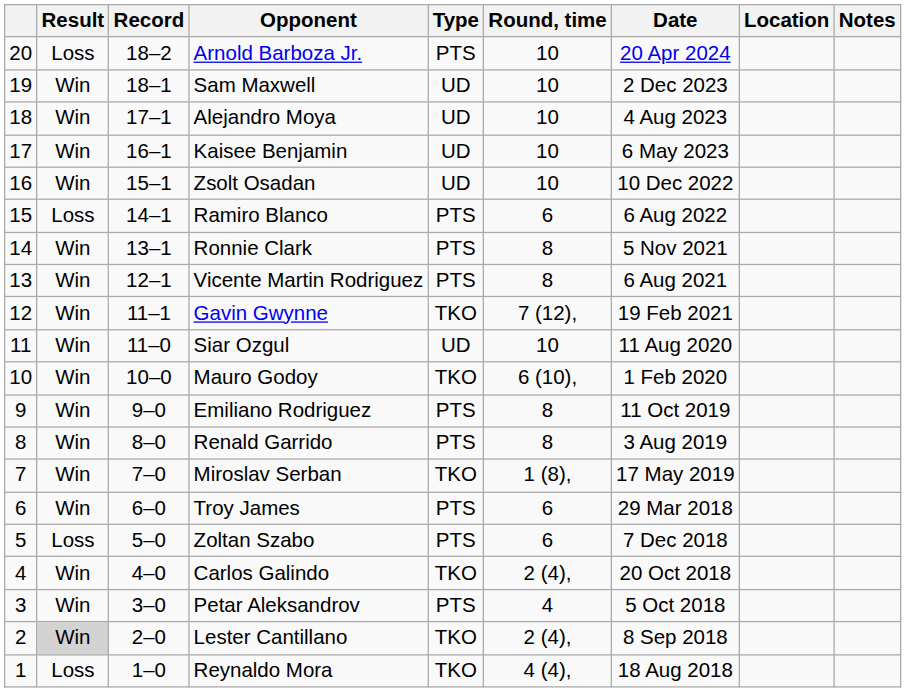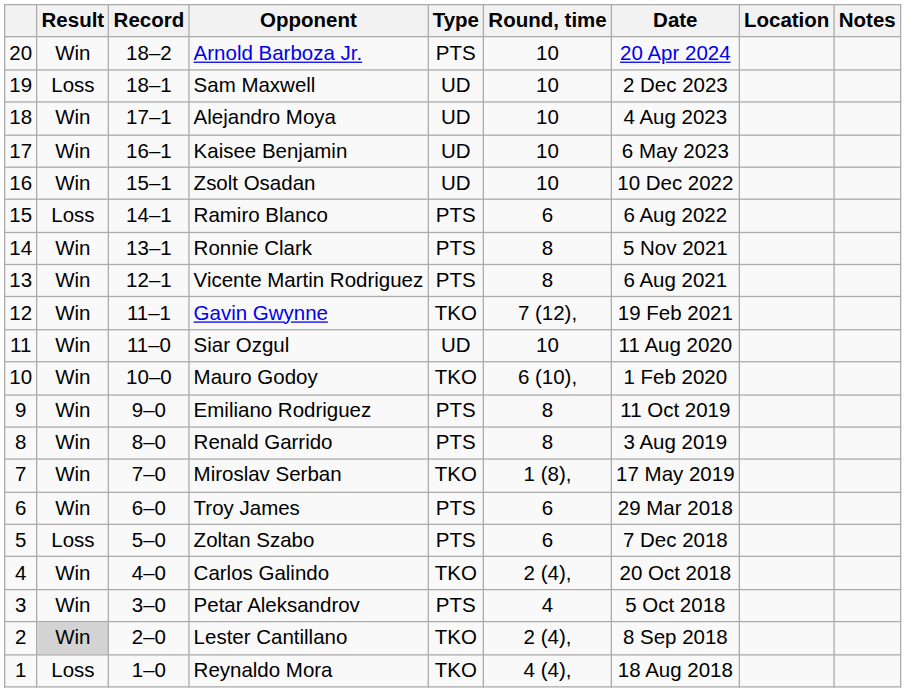(73, 53) Loss -> (73, 53) Win
(73, 85) Win -> (73, 85) Loss
